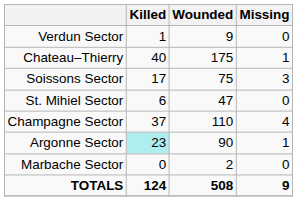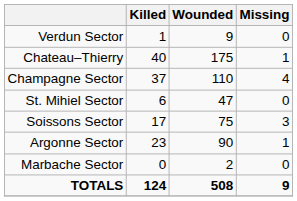rows swapped: (75, 79) <-> (65, 121)
(159, 143) paleturquoise background -> (159, 143) no background
